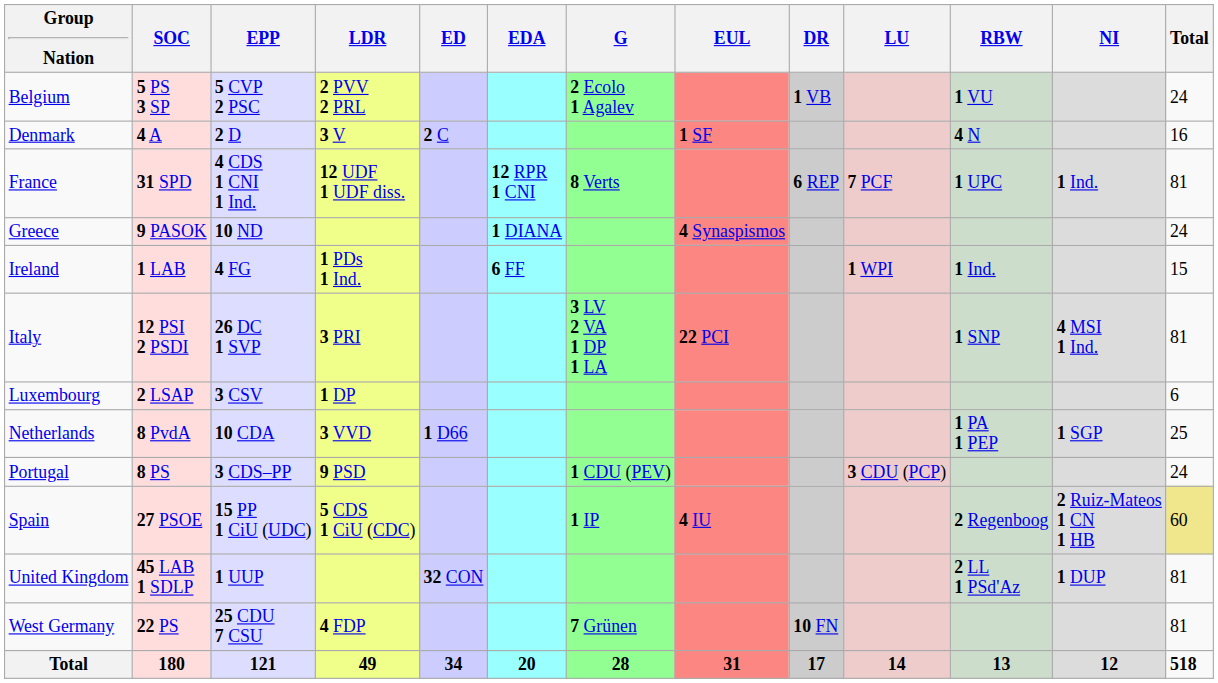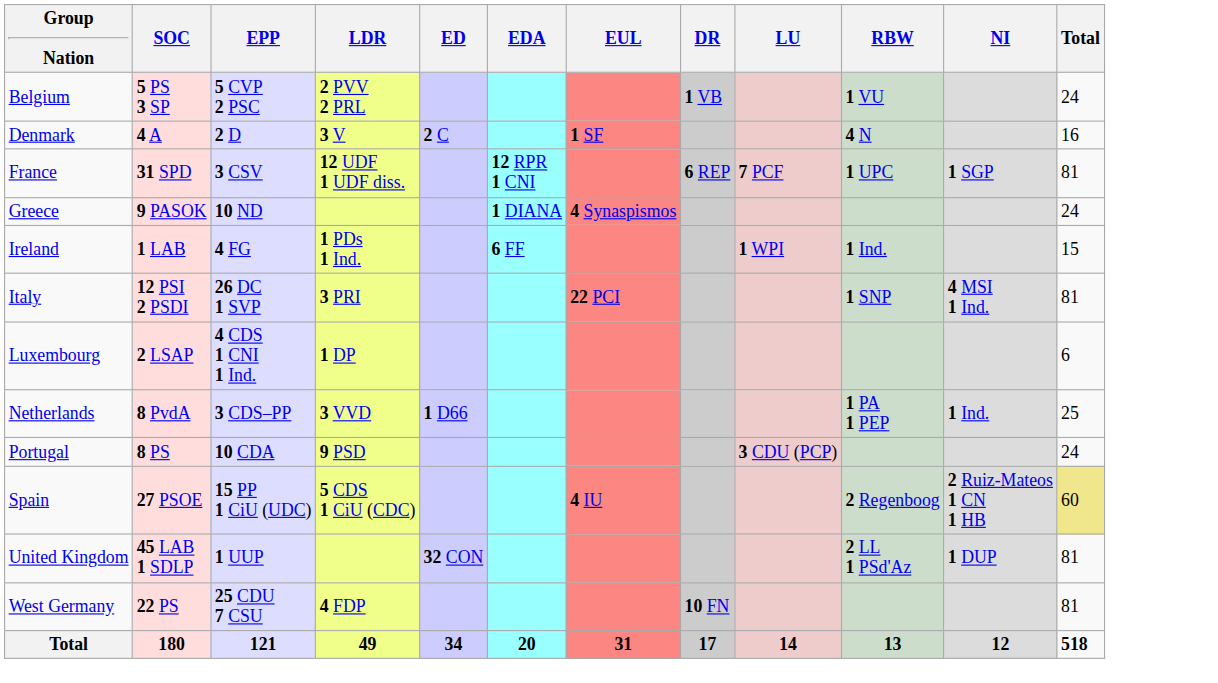- column: (621, 38)
(239, 183) 4 CDS 1 CNI 1 Ind. -> (239, 173) 3 CSV
(1077, 183) 1 Ind. -> (971, 173) 1 SGP
(239, 395) 3 CSV -> (239, 355) 4 CDS 1 CNI 1 Ind.
(245, 433) 10 CDA -> (253, 413) 3 CDS–PP
(1080, 433) 1 SGP -> (969, 413) 1 Ind.
(253, 471) 3 CDS–PP -> (245, 451) 10 CDA
